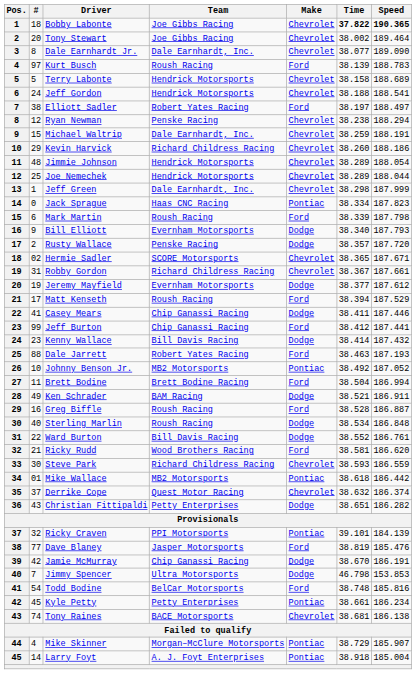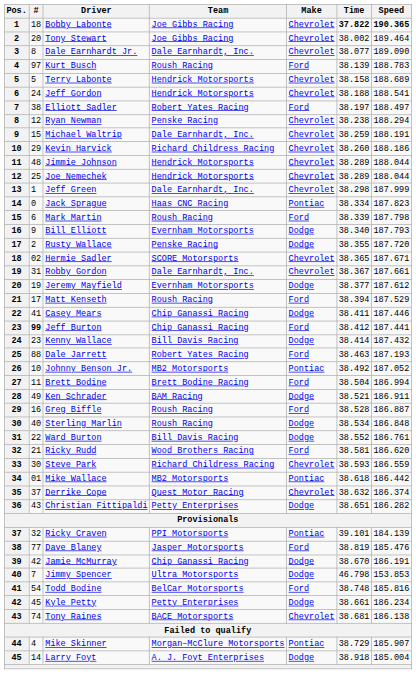(391, 163) 188.054 -> (391, 163) 188.044
(354, 245) 38.357 -> (354, 245) 38.355
(213, 273) Richard Childress Racing -> (203, 273) Dale Earnhardt, Inc.
(36, 328) normal -> (36, 328) bold
(306, 603) Pontiac -> (301, 603) Dodge
(306, 658) Pontiac -> (301, 658) Dodge
